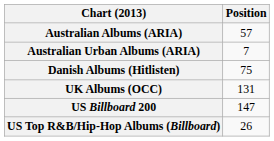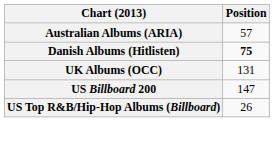- row: (114, 51)
(246, 70) normal -> (246, 51) bold
